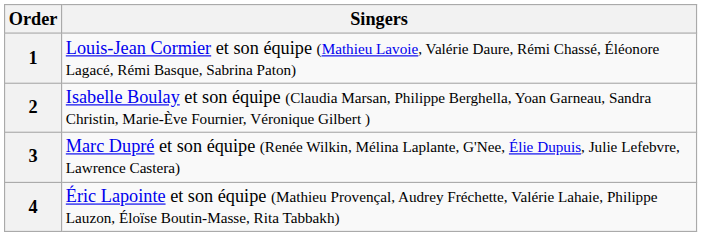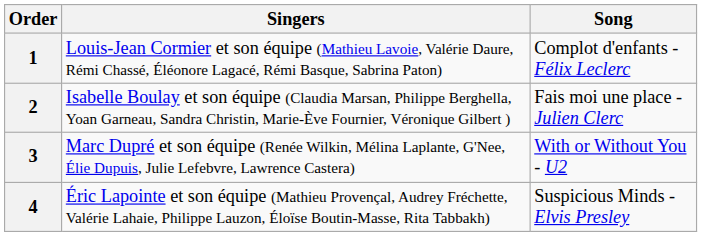+ column: (613, 18)
